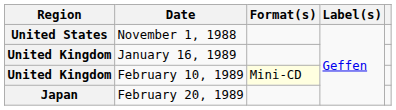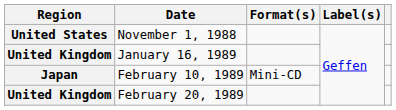(59, 75) United Kingdom -> (59, 75) Japan
(276, 75) lightyellow background -> (276, 75) no background
(59, 95) Japan -> (59, 95) United Kingdom
